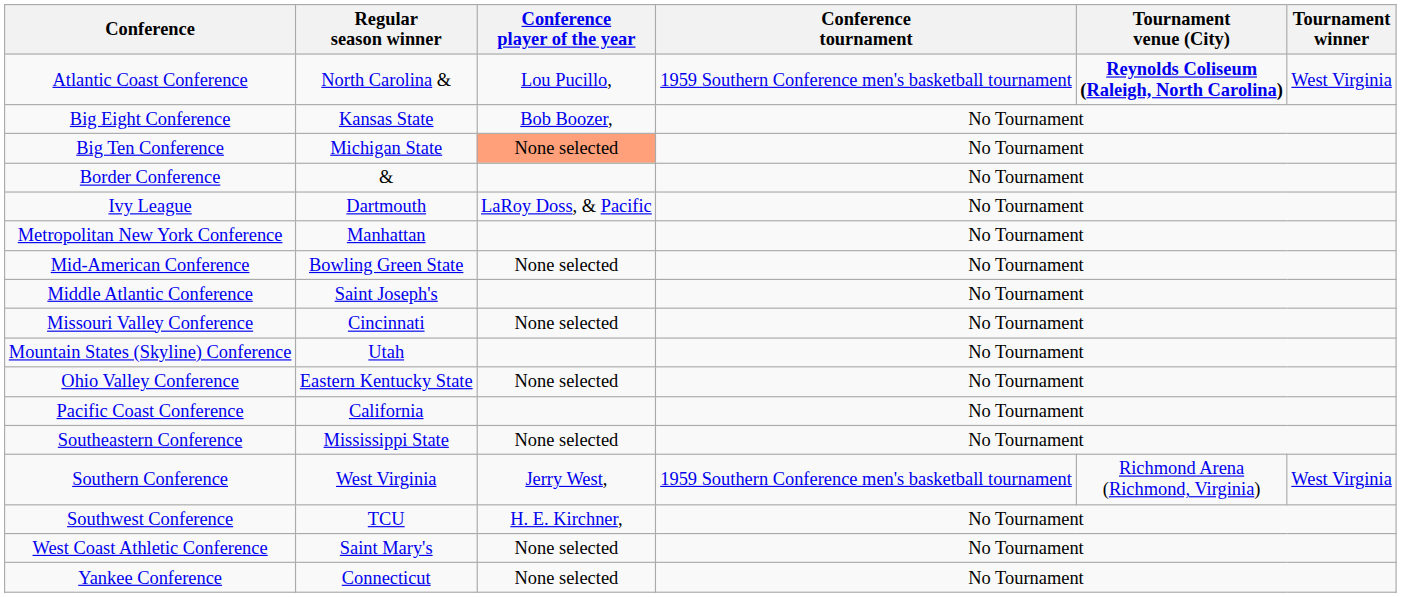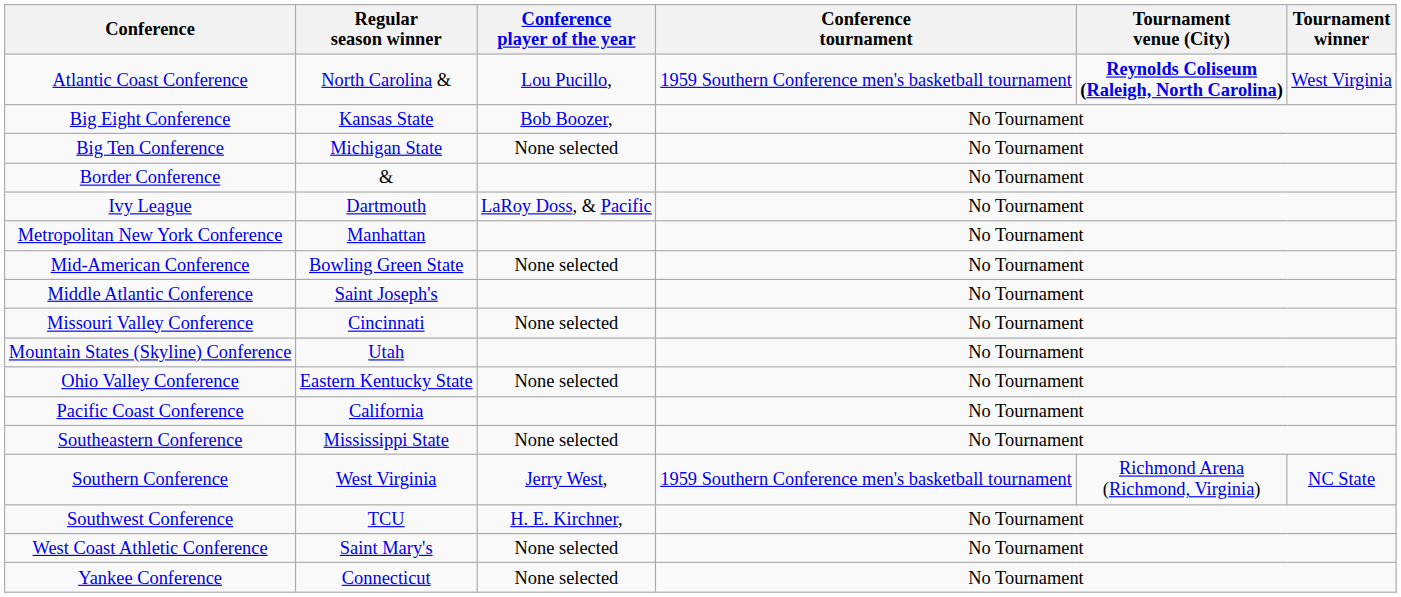(566, 148) lightsalmon background -> (566, 148) no background
(1342, 479) West Virginia -> (1342, 479) NC State
